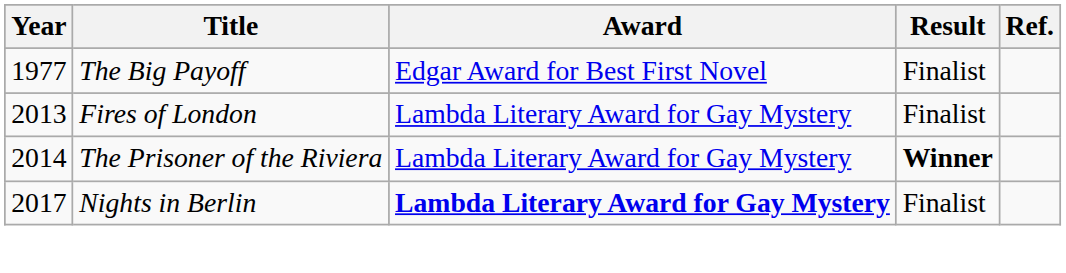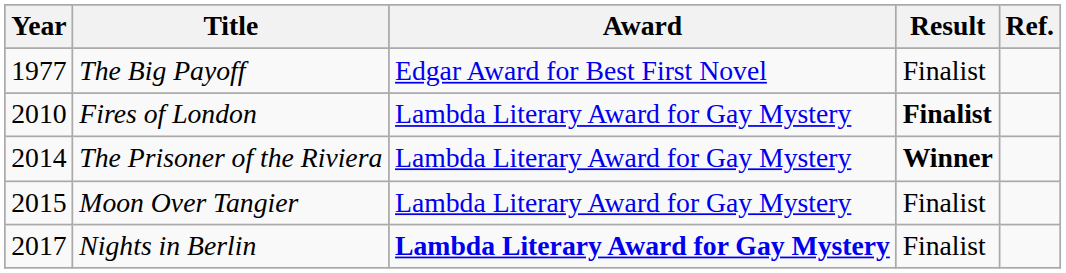(39, 114) 2013 -> (39, 114) 2010
(944, 114) normal -> (947, 114) bold
+ row: (189, 202)
